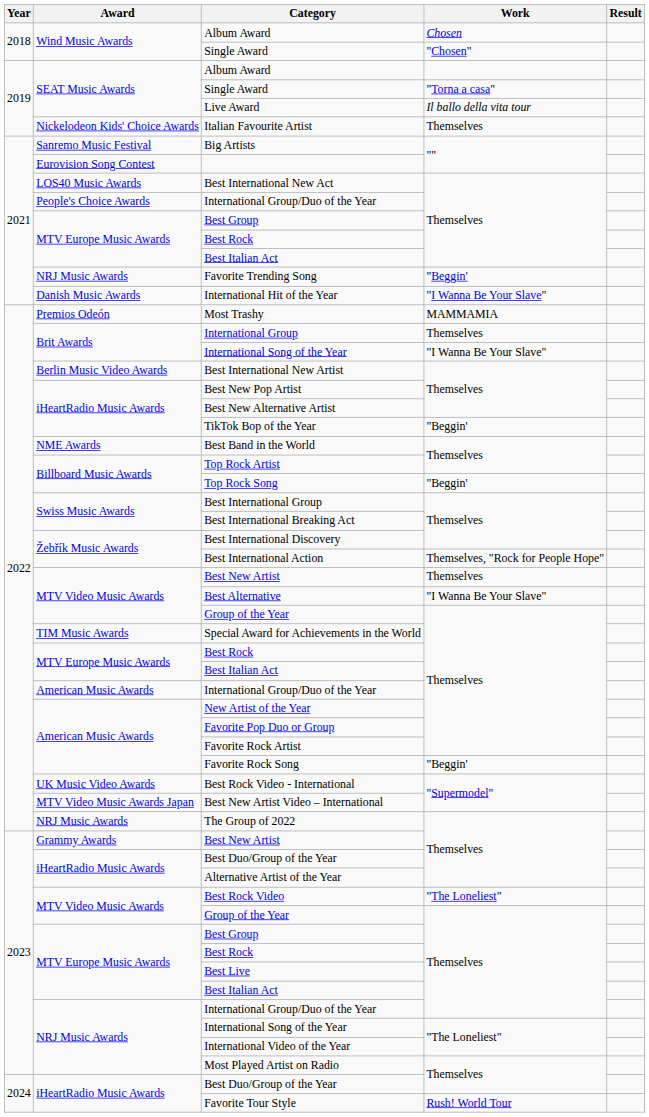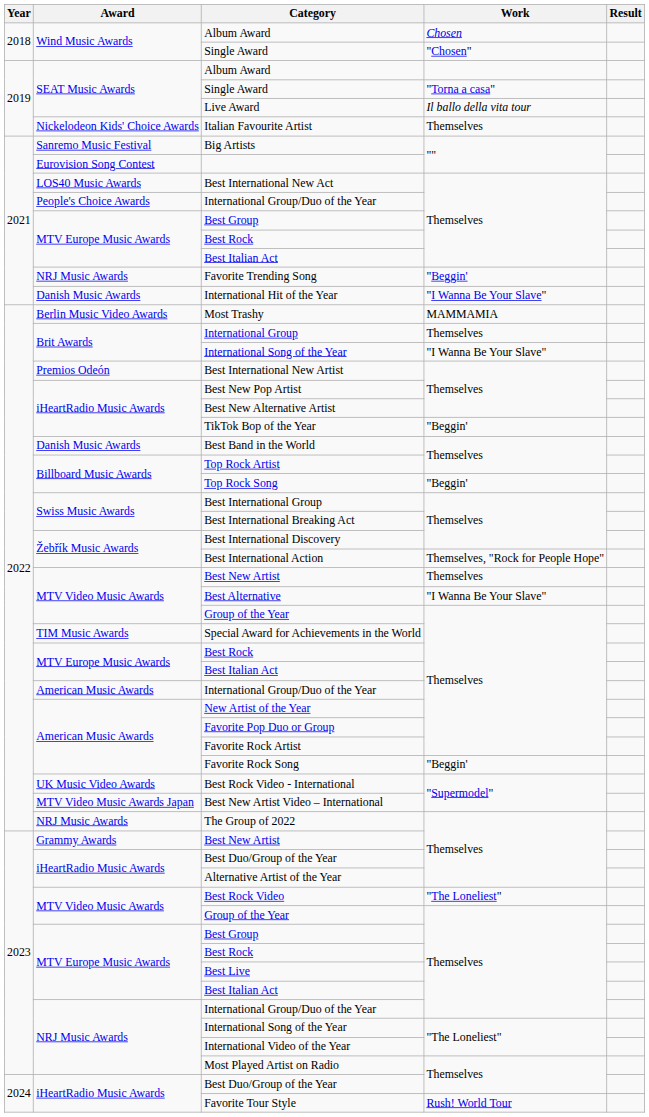(73, 314) Premios Odeón -> (102, 314) Berlin Music Video Awards
(102, 370) Berlin Music Video Awards -> (73, 370) Premios Odeón
(68, 445) NME Awards -> (88, 445) Danish Music Awards
